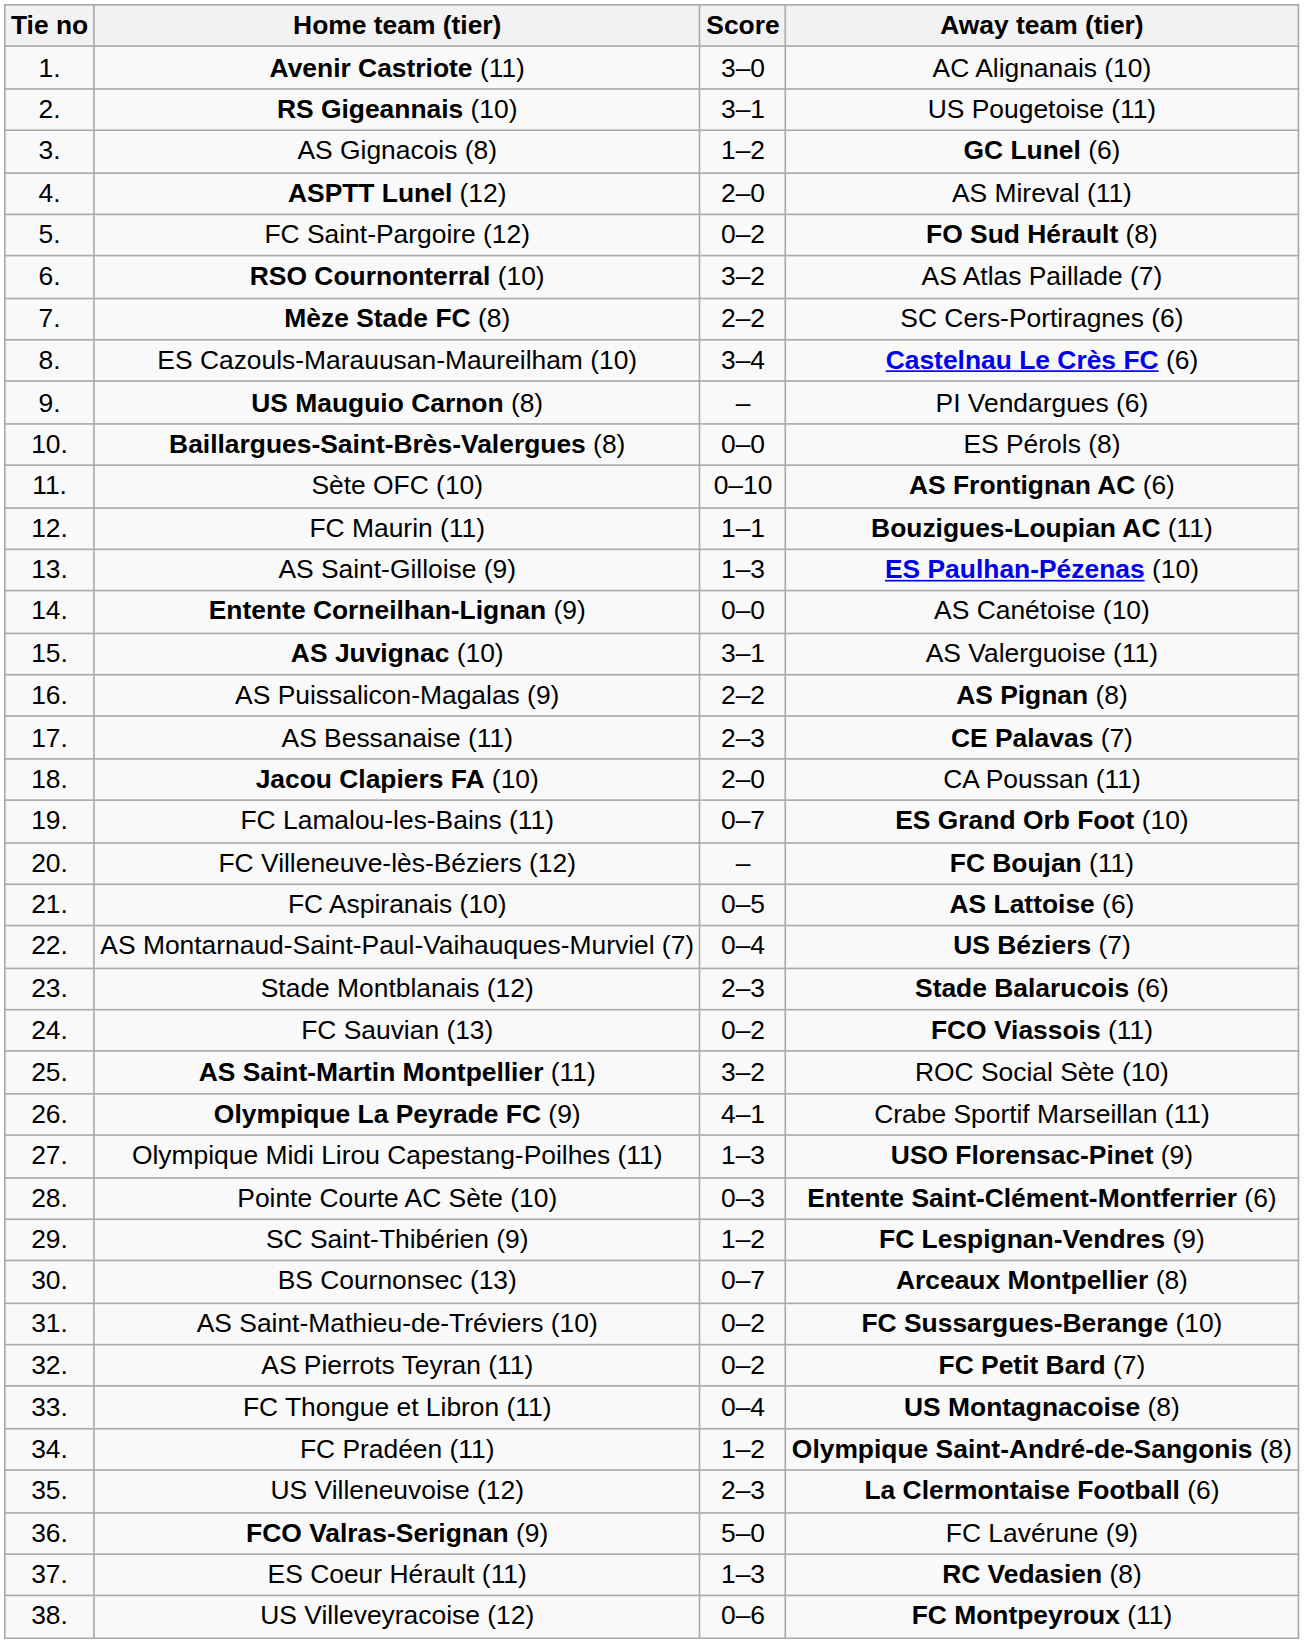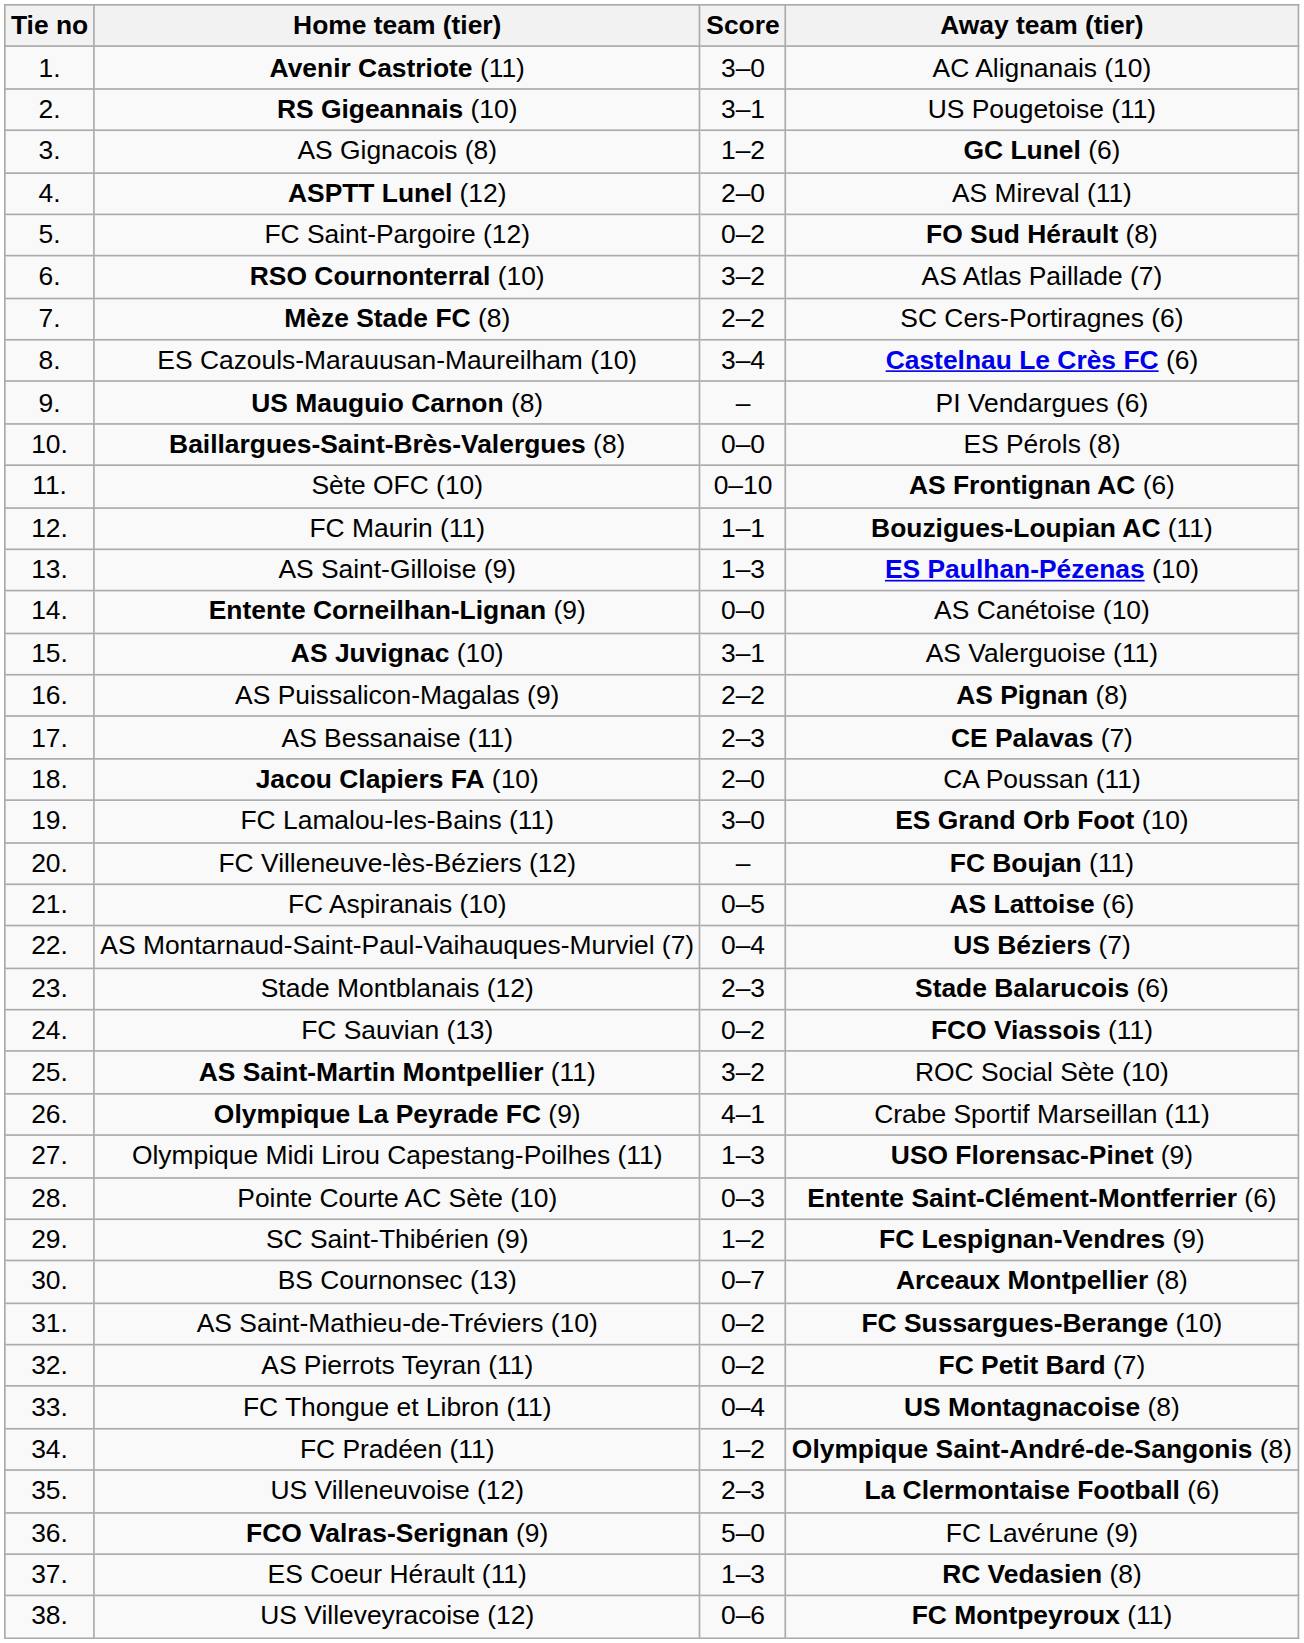(743, 820) 0–7 -> (743, 820) 3–0
